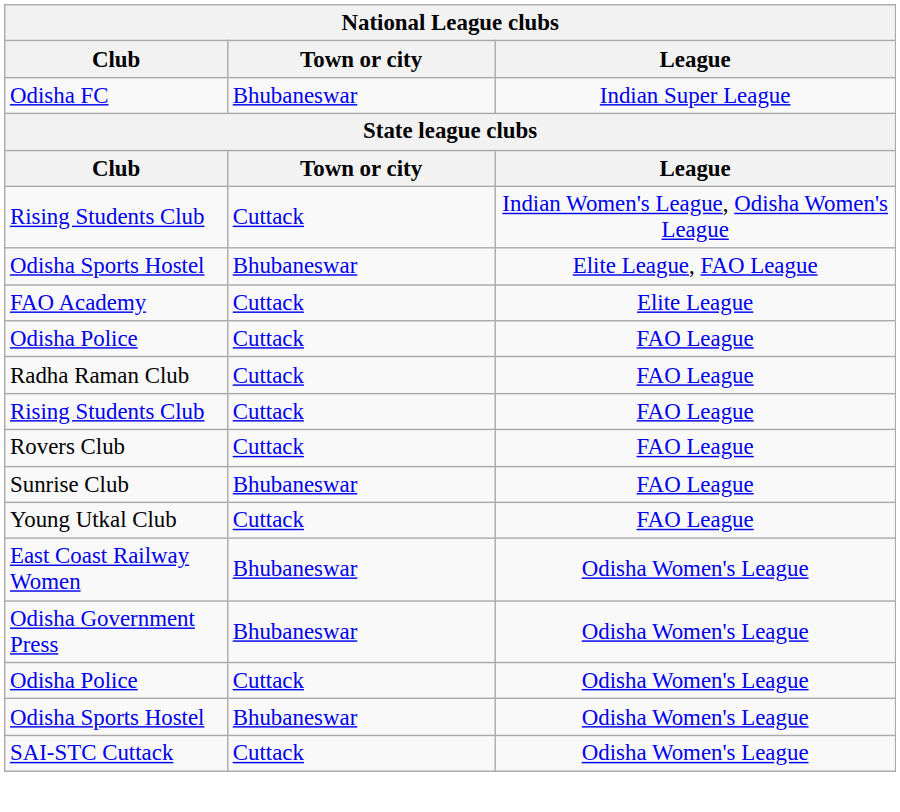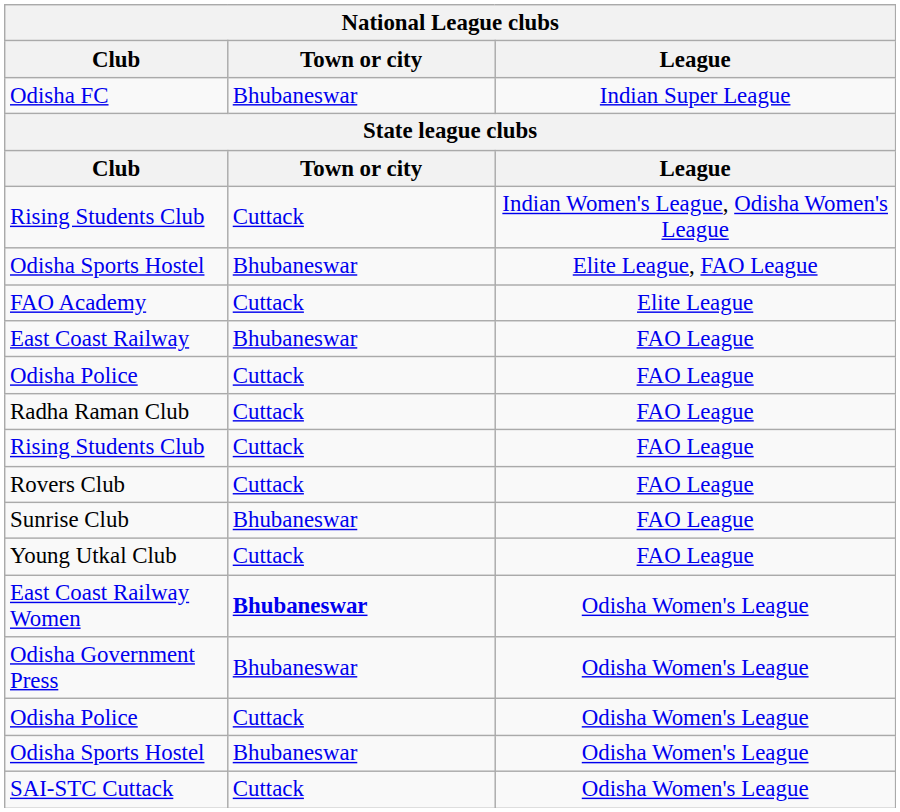+ row: (100, 338)
(295, 569) normal -> (300, 605) bold
